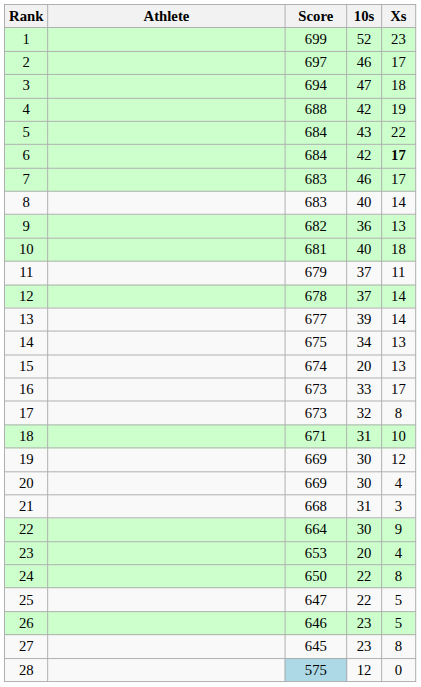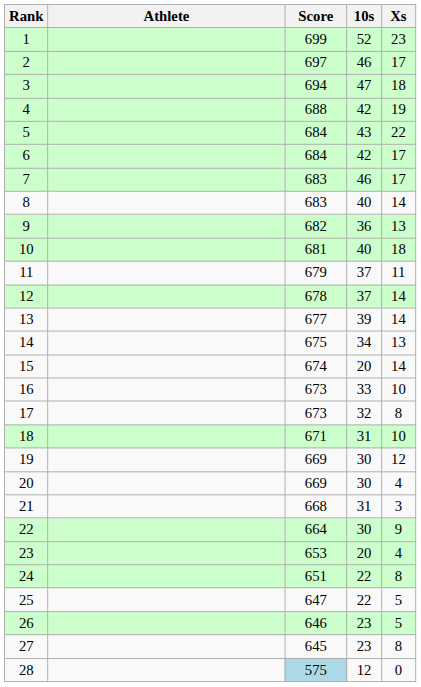(398, 156) bold -> (398, 156) normal
(398, 366) 13 -> (398, 366) 14
(398, 389) 17 -> (398, 389) 10
(316, 576) 650 -> (316, 576) 651
